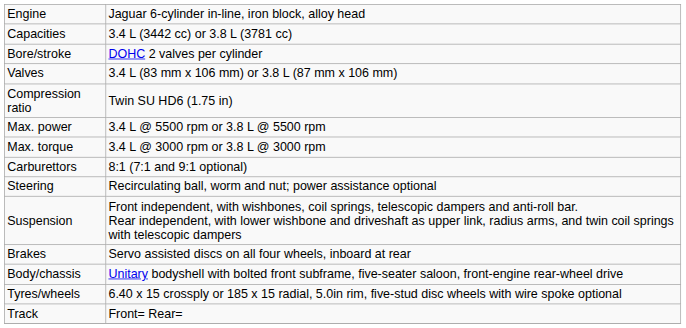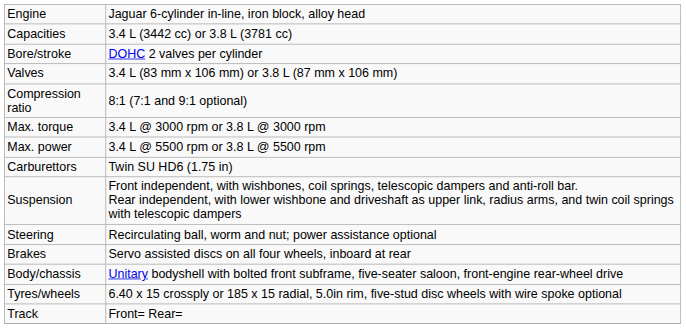(171, 100) Twin SU HD6 (1.75 in) -> (178, 100) 8:1 (7:1 and 9:1 optional)
rows swapped: (40, 127) <-> (40, 147)
(178, 166) 8:1 (7:1 and 9:1 optional) -> (171, 166) Twin SU HD6 (1.75 in)
rows swapped: (40, 220) <-> (31, 186)
